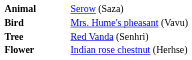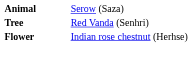- row: (14, 23)
